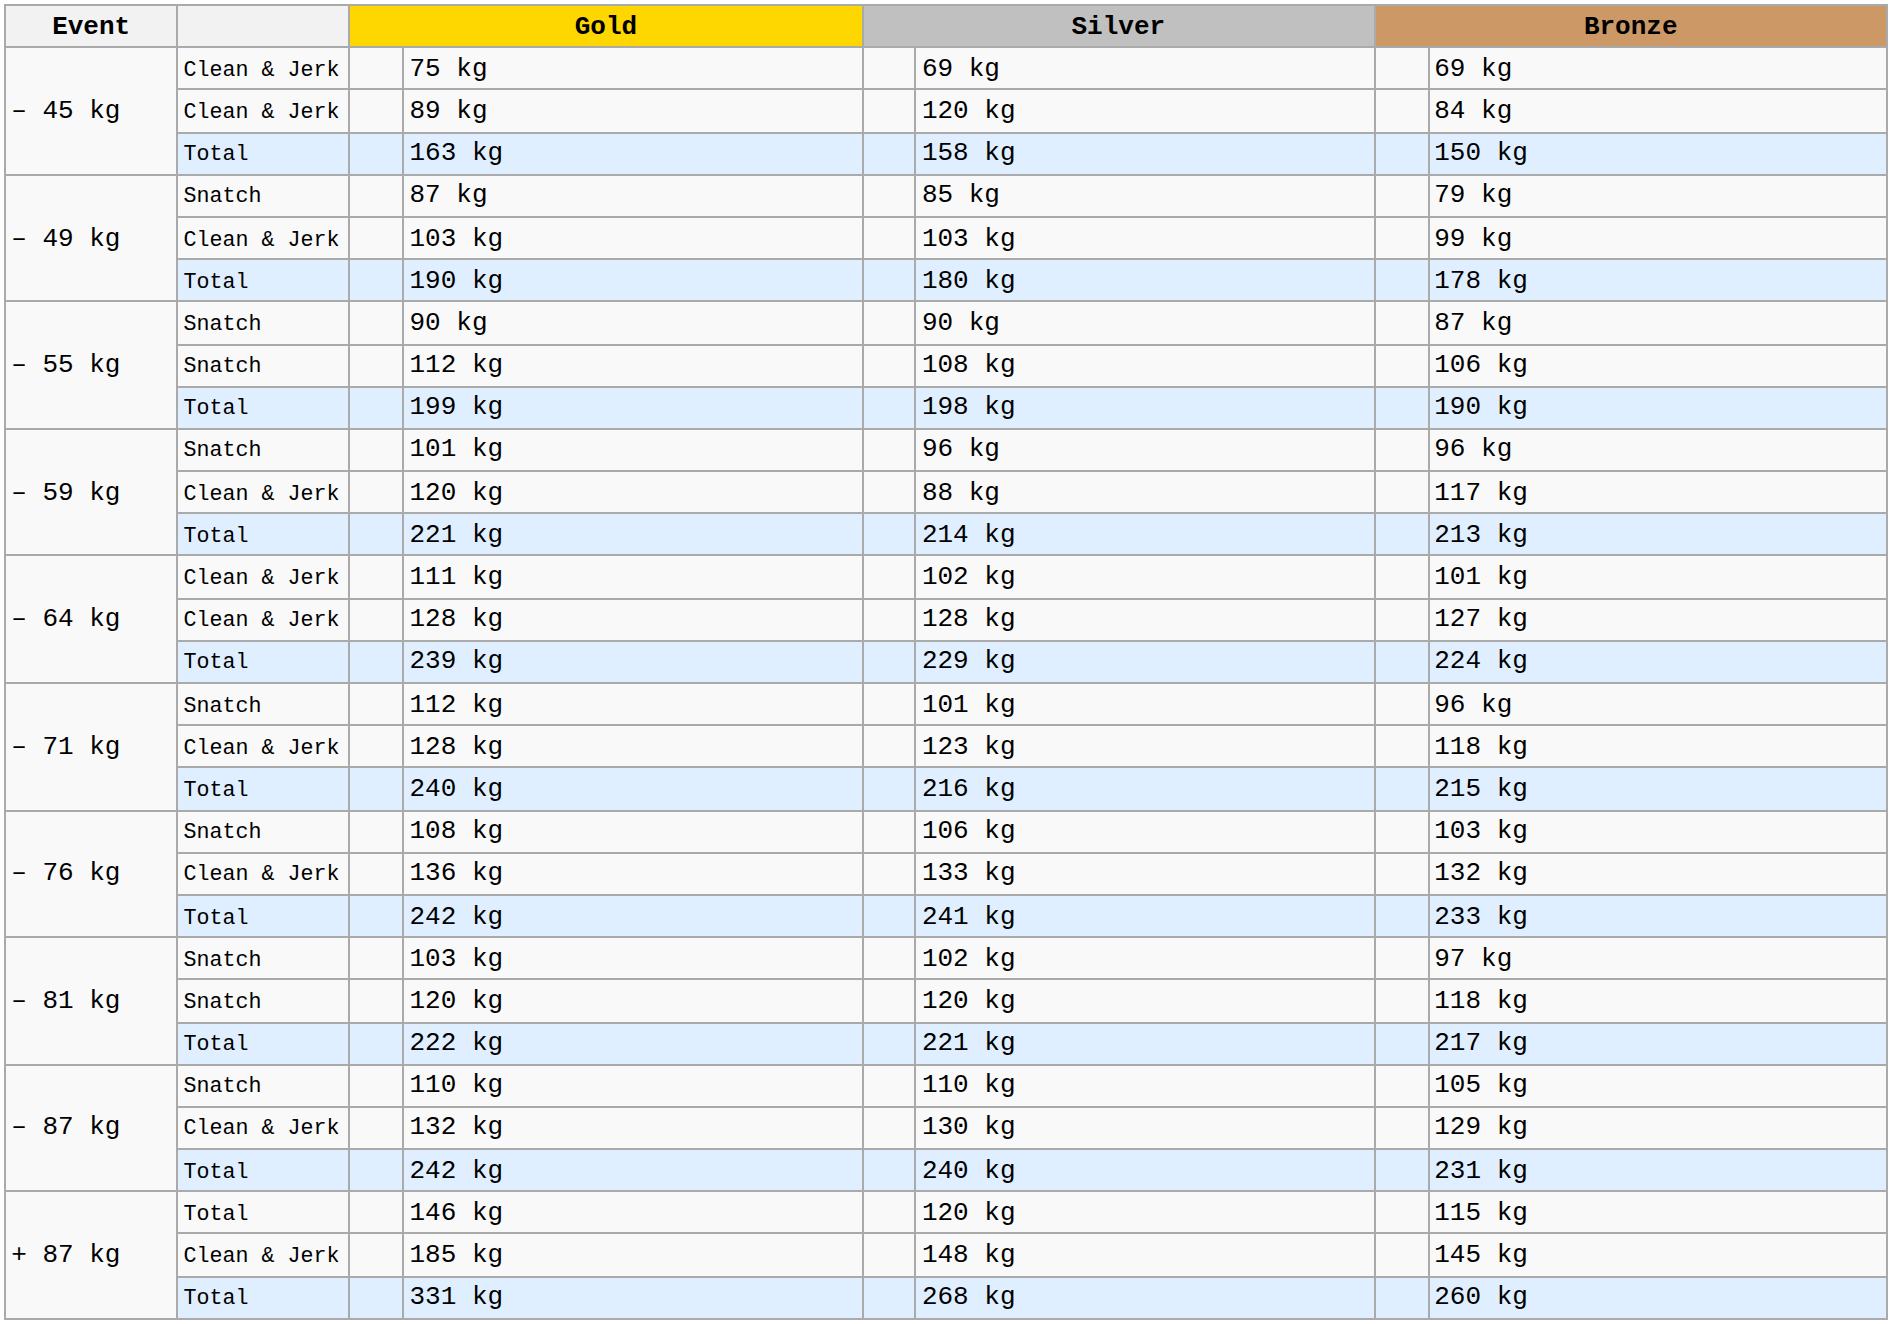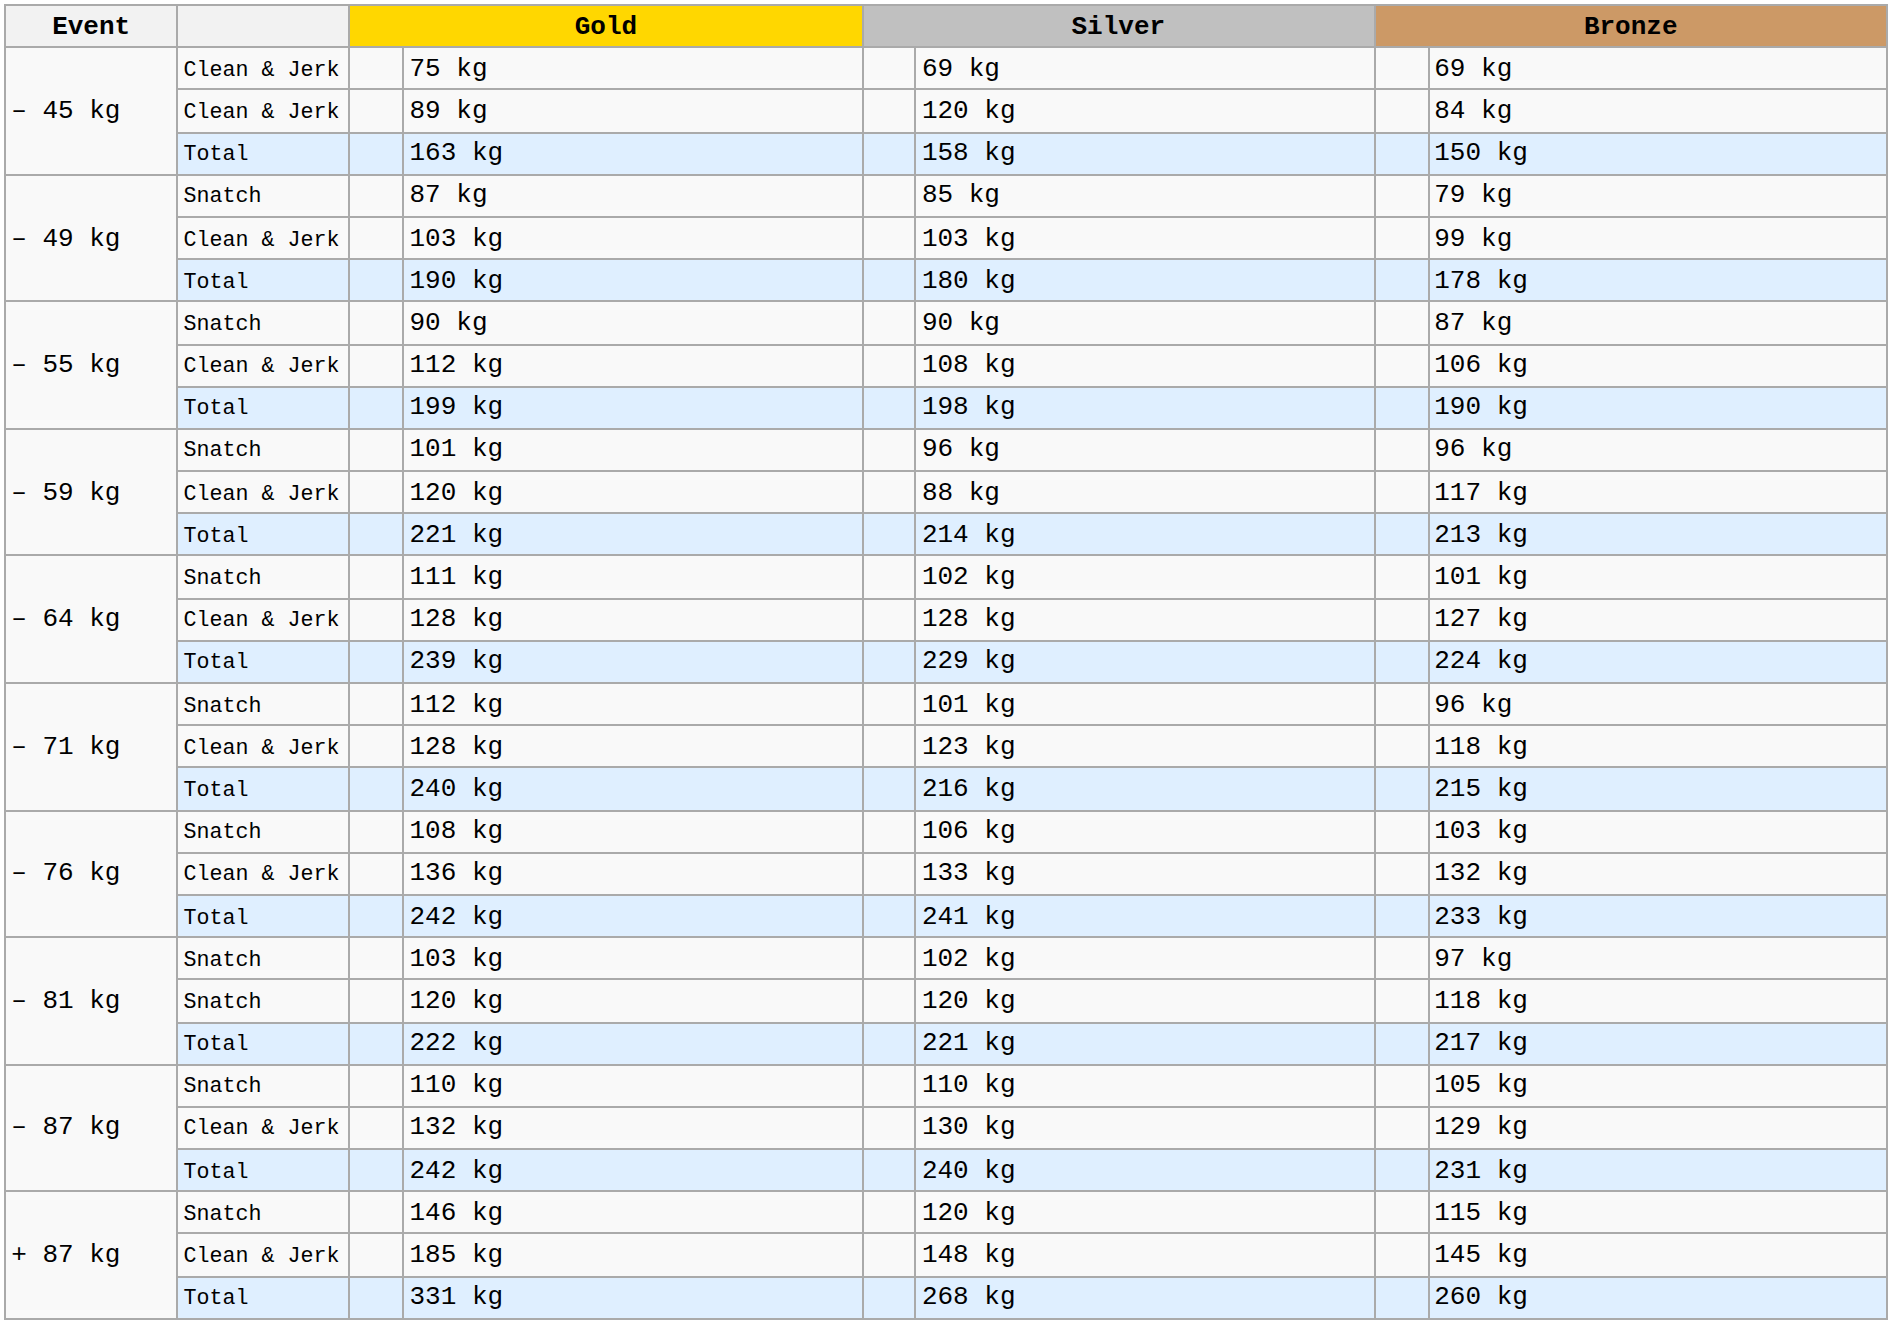(223, 366) Snatch -> (262, 366) Clean & Jerk
(262, 578) Clean & Jerk -> (223, 578) Snatch
(216, 1214) Total -> (223, 1214) Snatch
